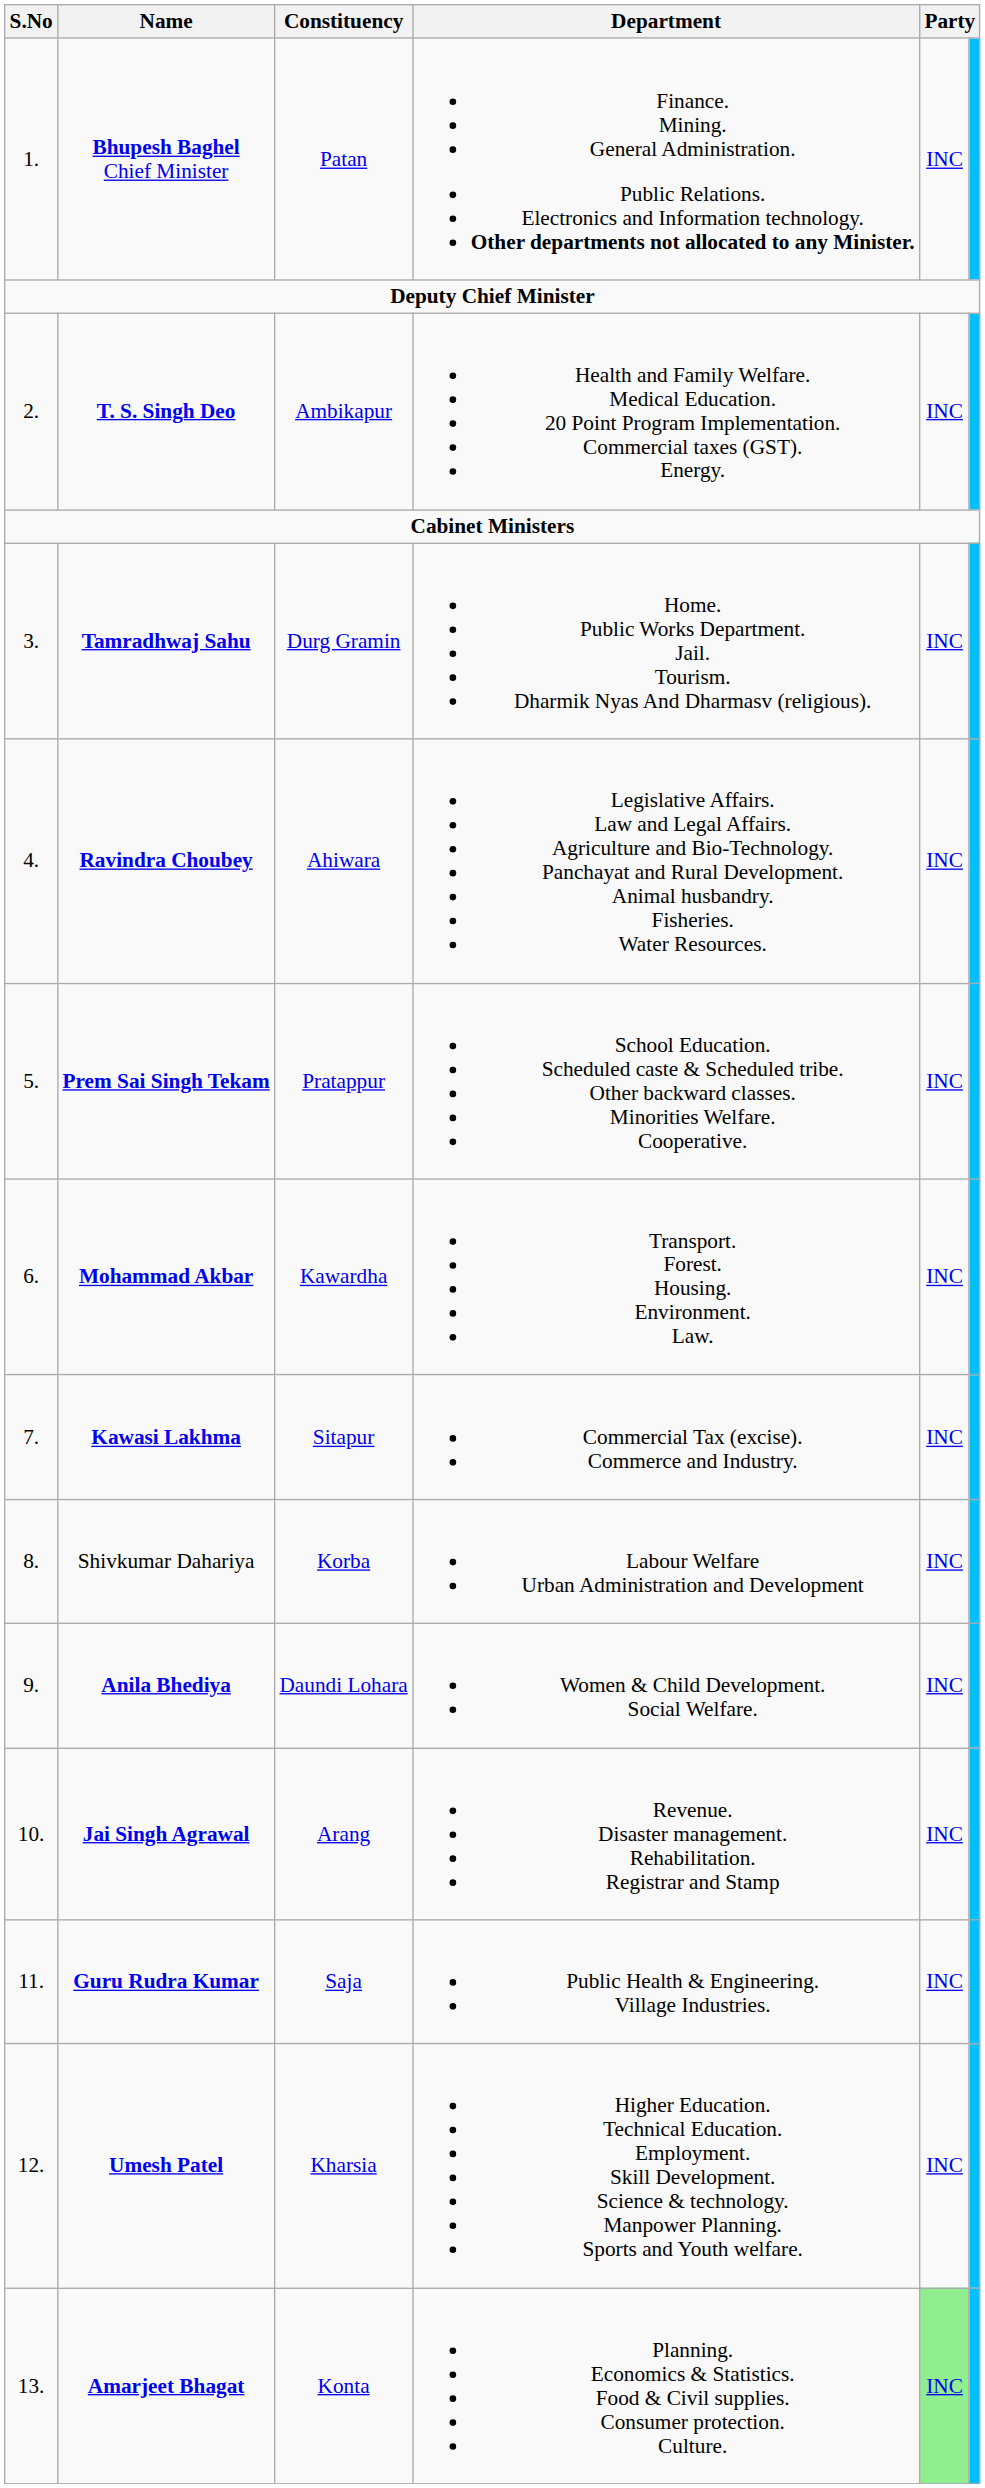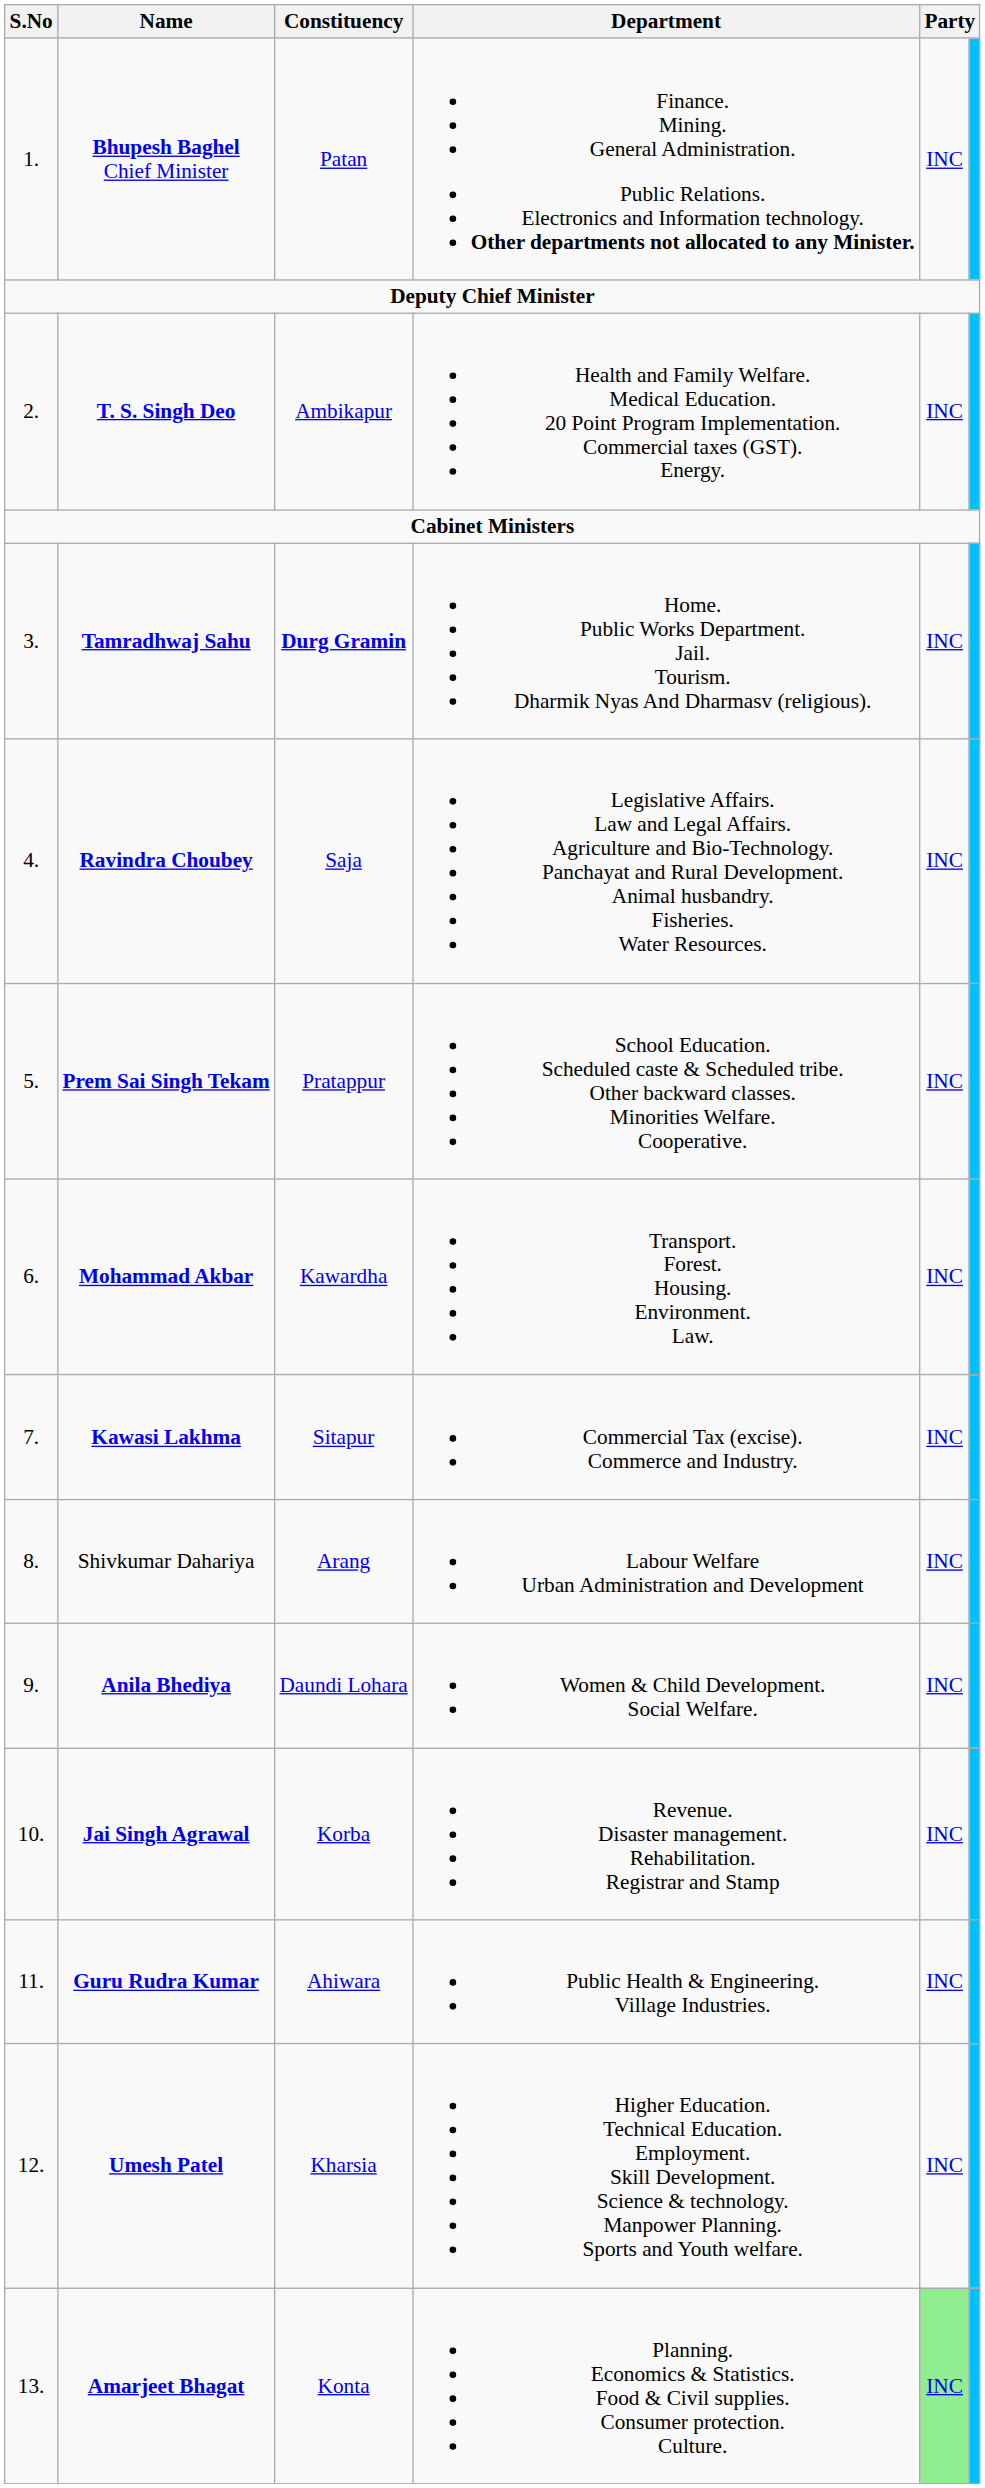(344, 640) normal -> (344, 640) bold
(344, 860) Ahiwara -> (344, 860) Saja
(344, 1561) Korba -> (344, 1561) Arang
(344, 1833) Arang -> (344, 1833) Korba
(344, 1981) Saja -> (344, 1981) Ahiwara
